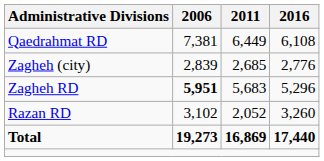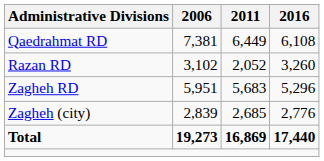rows swapped: (39, 112) <-> (49, 64)
(201, 88) bold -> (201, 88) normal
